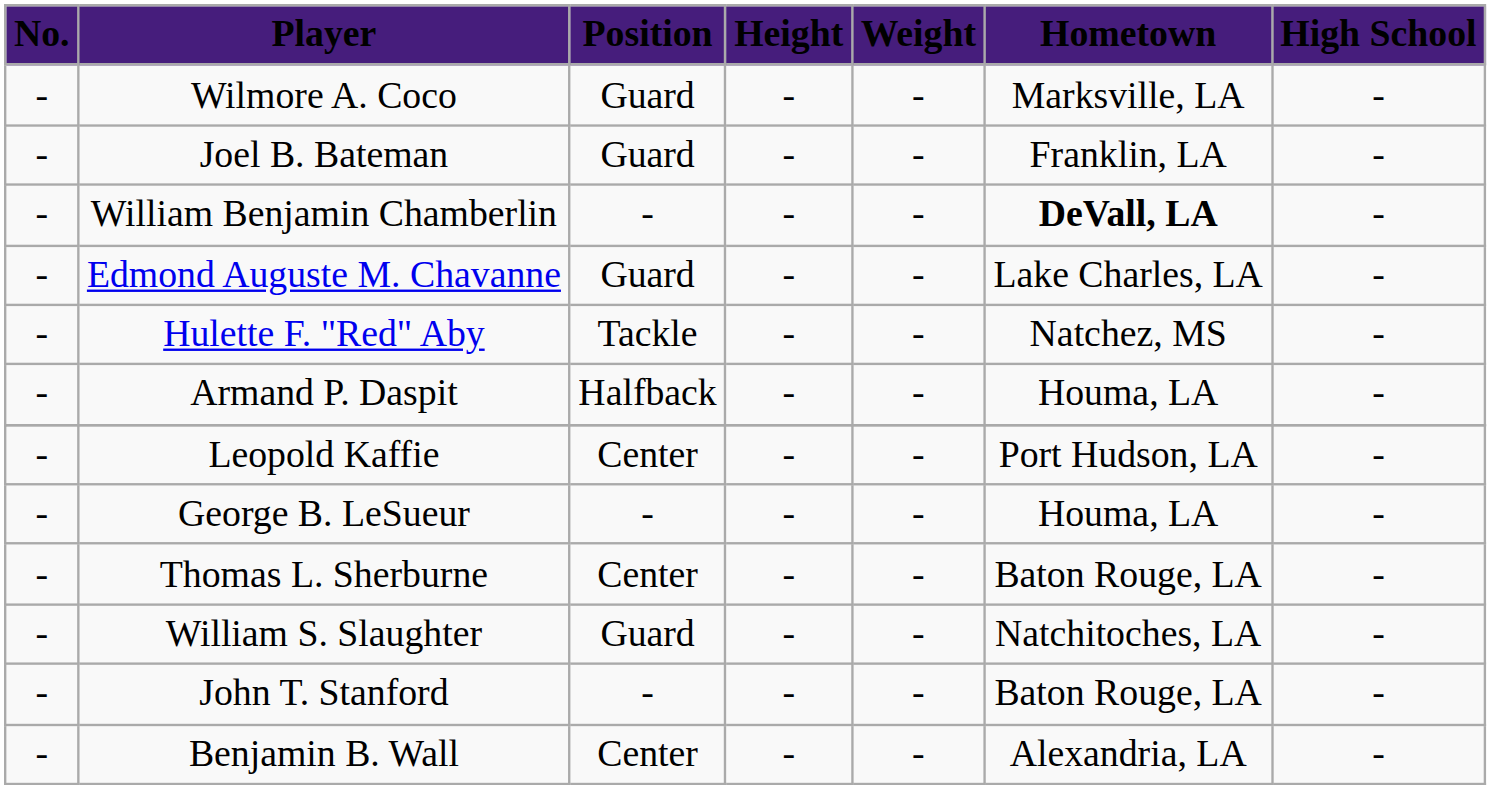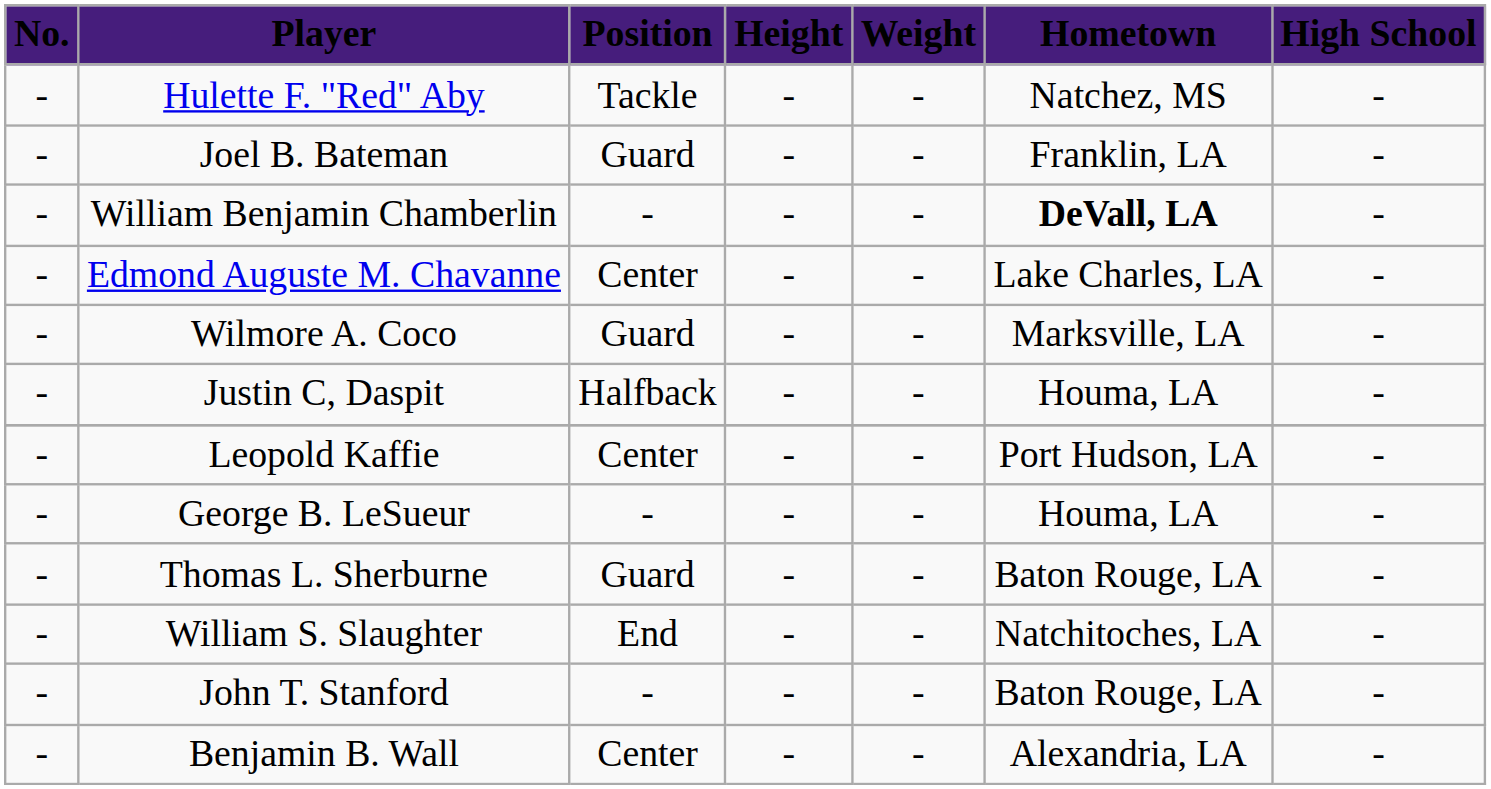rows swapped: (324, 333) <-> (324, 94)
(648, 273) Guard -> (648, 273) Center
- row: (324, 393)
+ row: (324, 393)
(648, 573) Center -> (648, 573) Guard
(648, 633) Guard -> (648, 633) End
